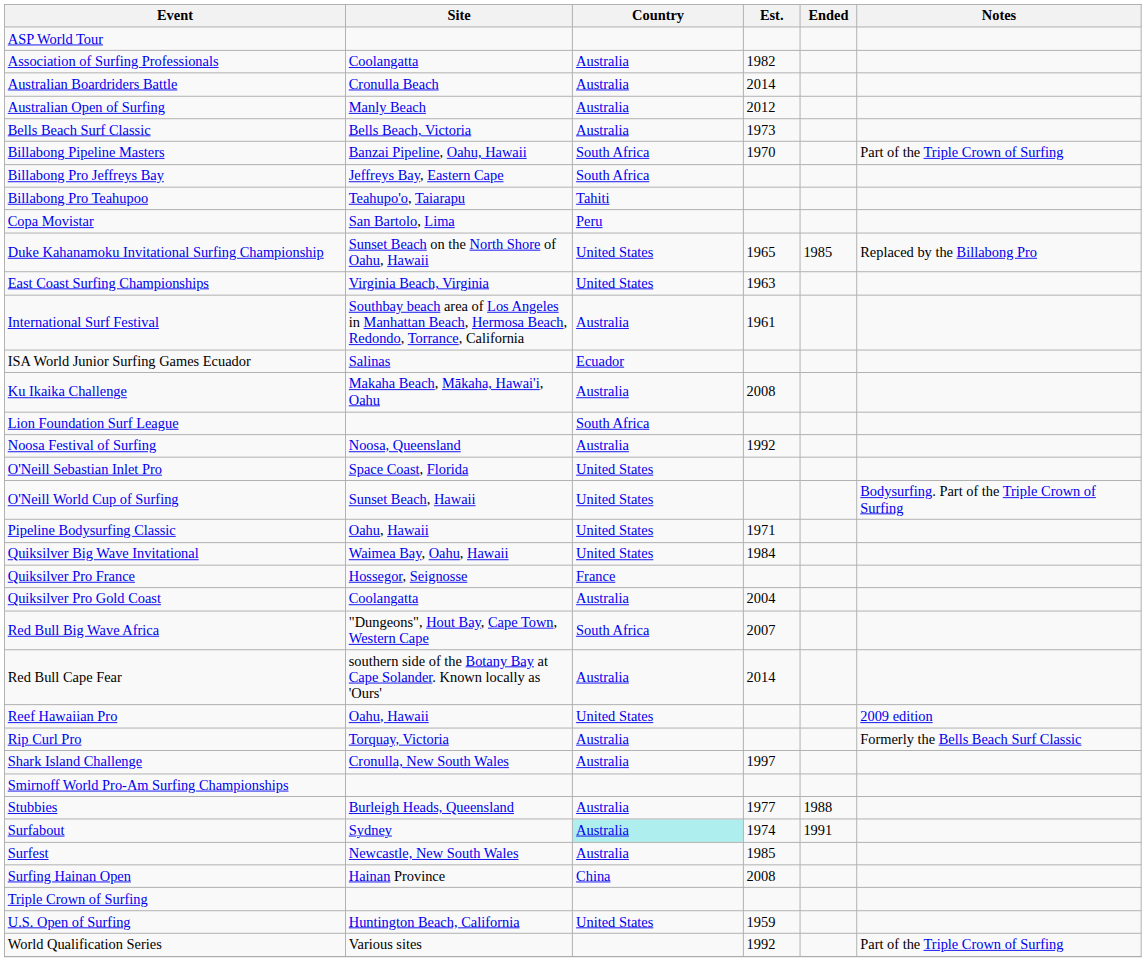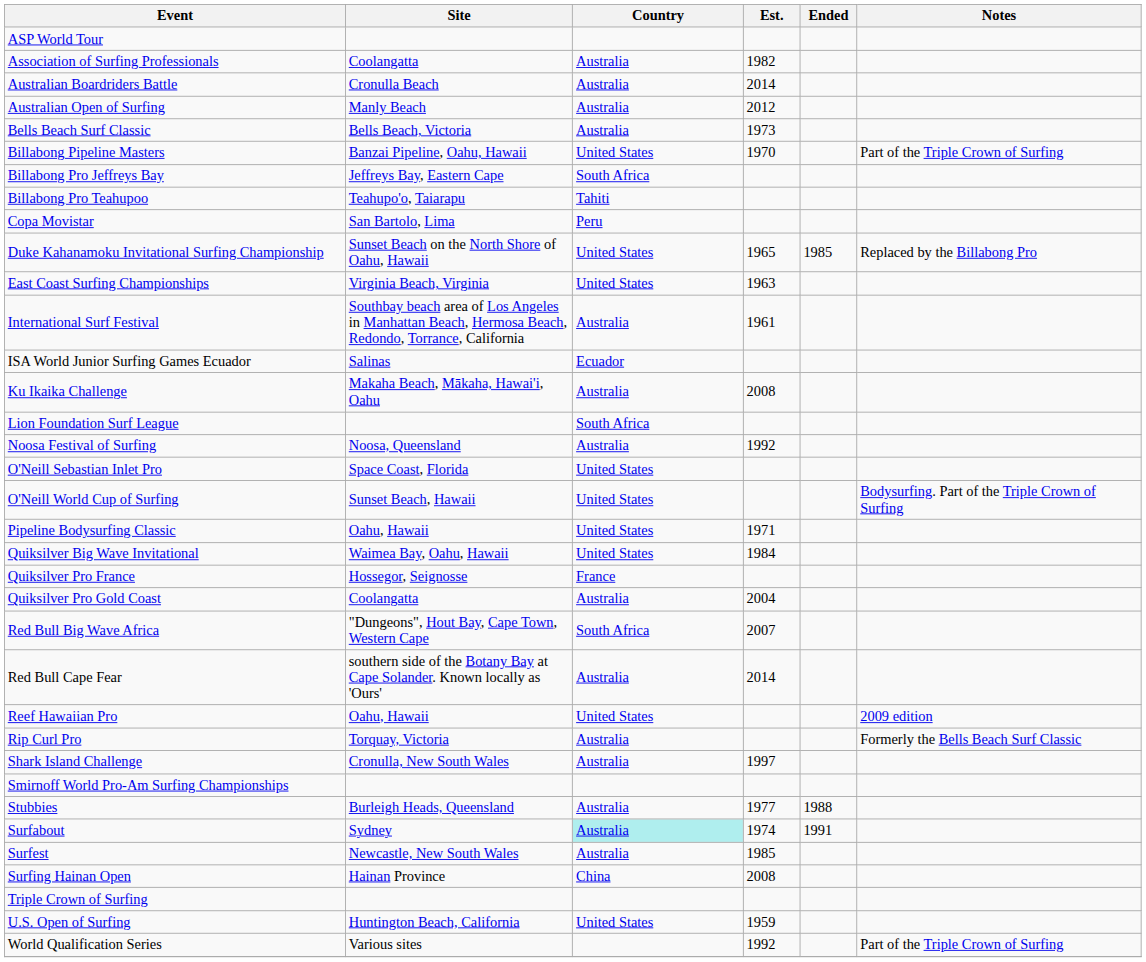(613, 152) South Africa -> (615, 152) United States
